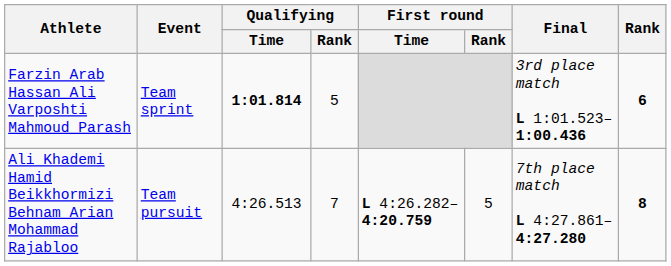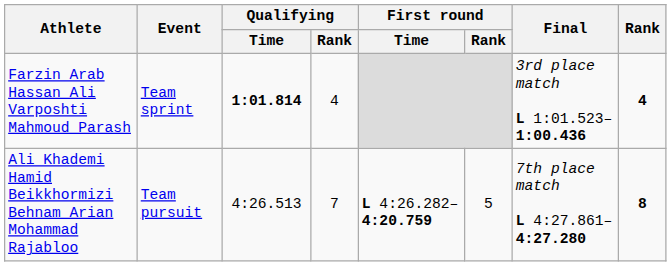(334, 101) 5 -> (334, 101) 4
(642, 101) 6 -> (642, 101) 4
